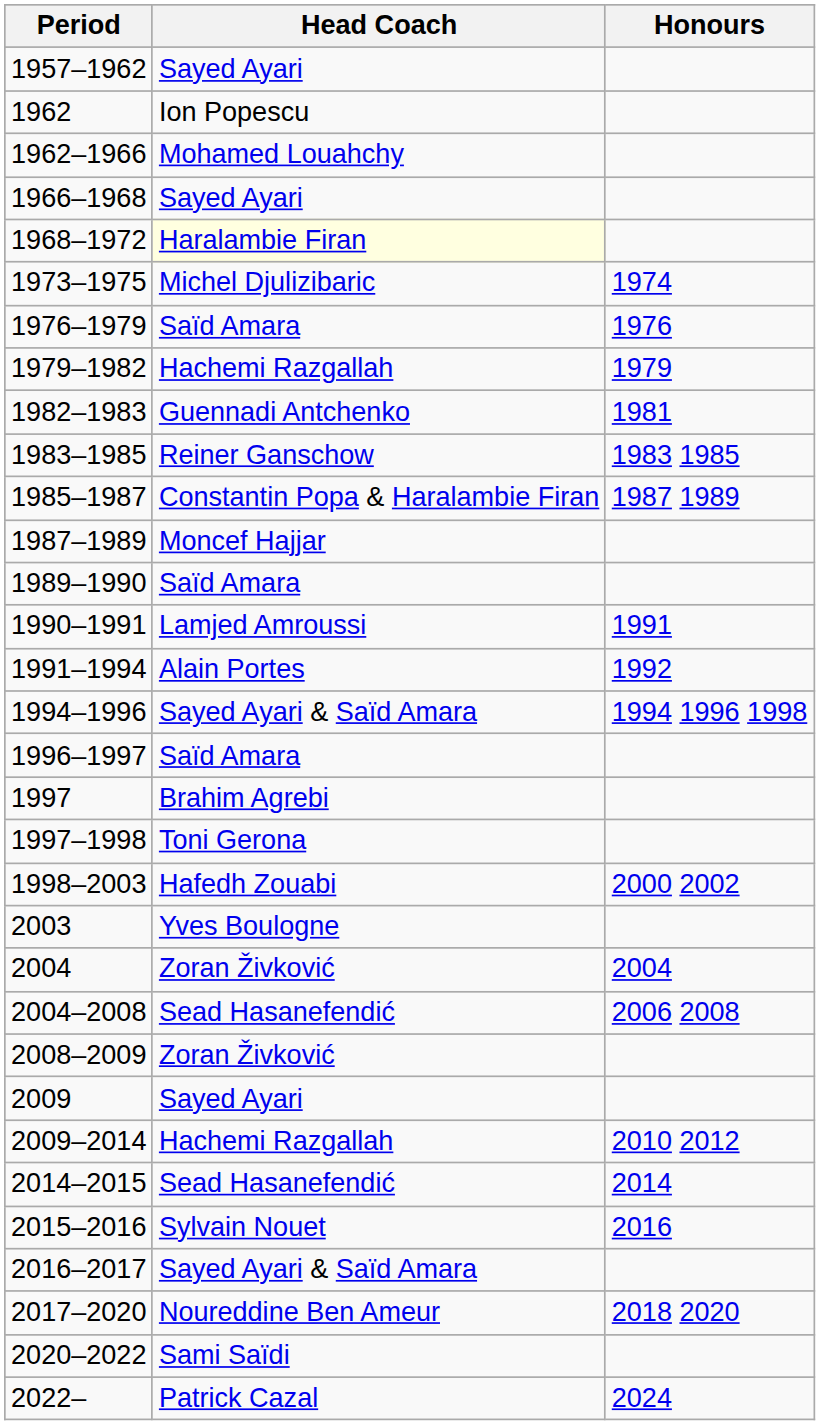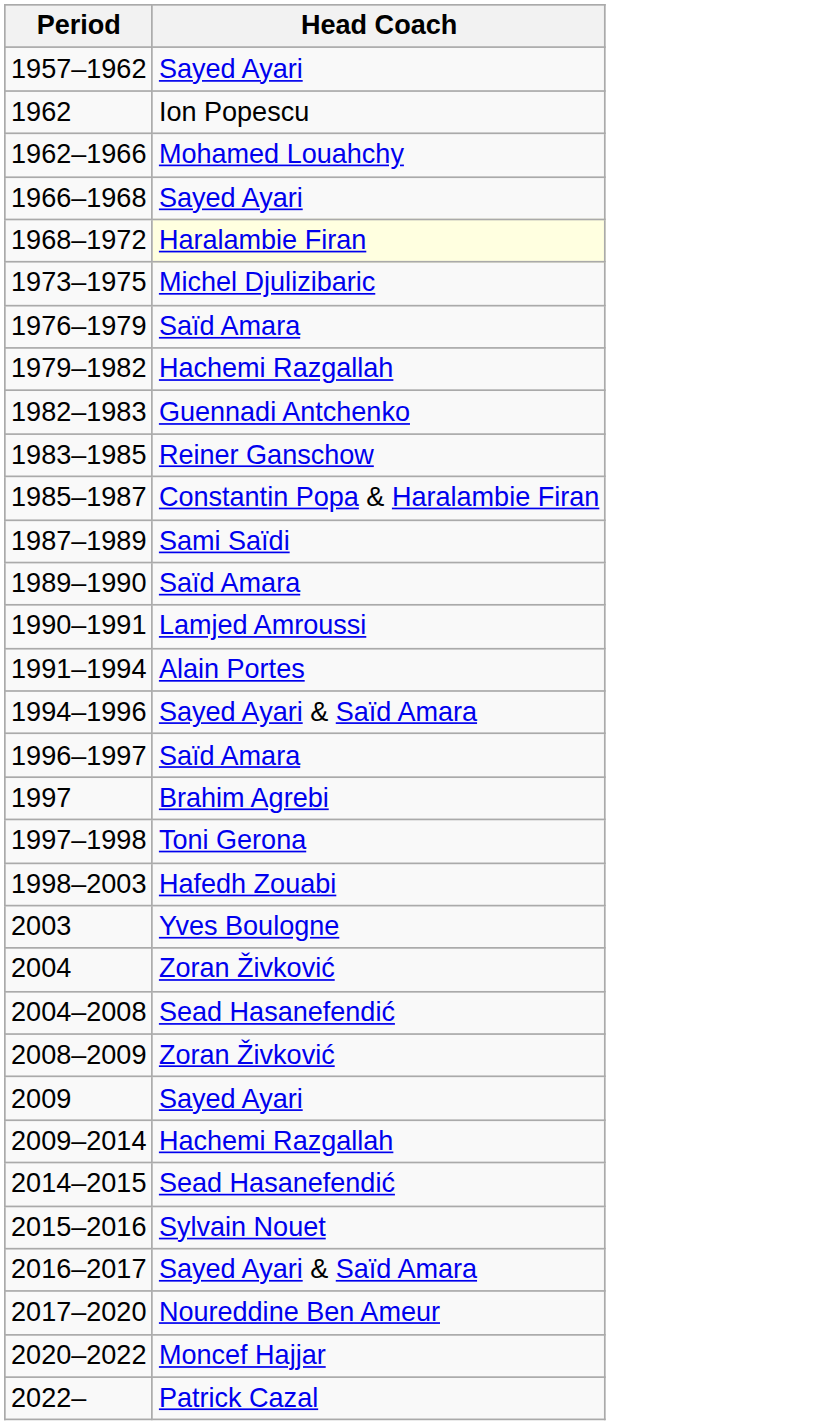- column: (710, 25)
(242, 540) Moncef Hajjar -> (224, 540) Sami Saïdi
(224, 1355) Sami Saïdi -> (242, 1355) Moncef Hajjar
